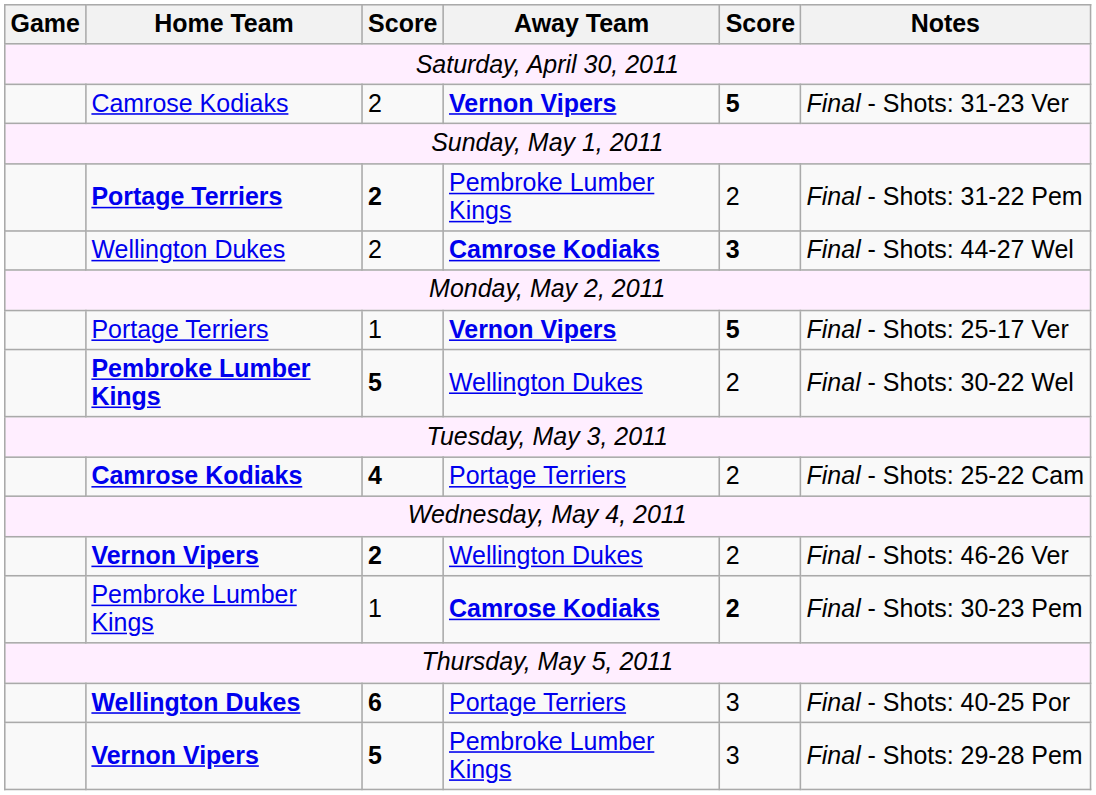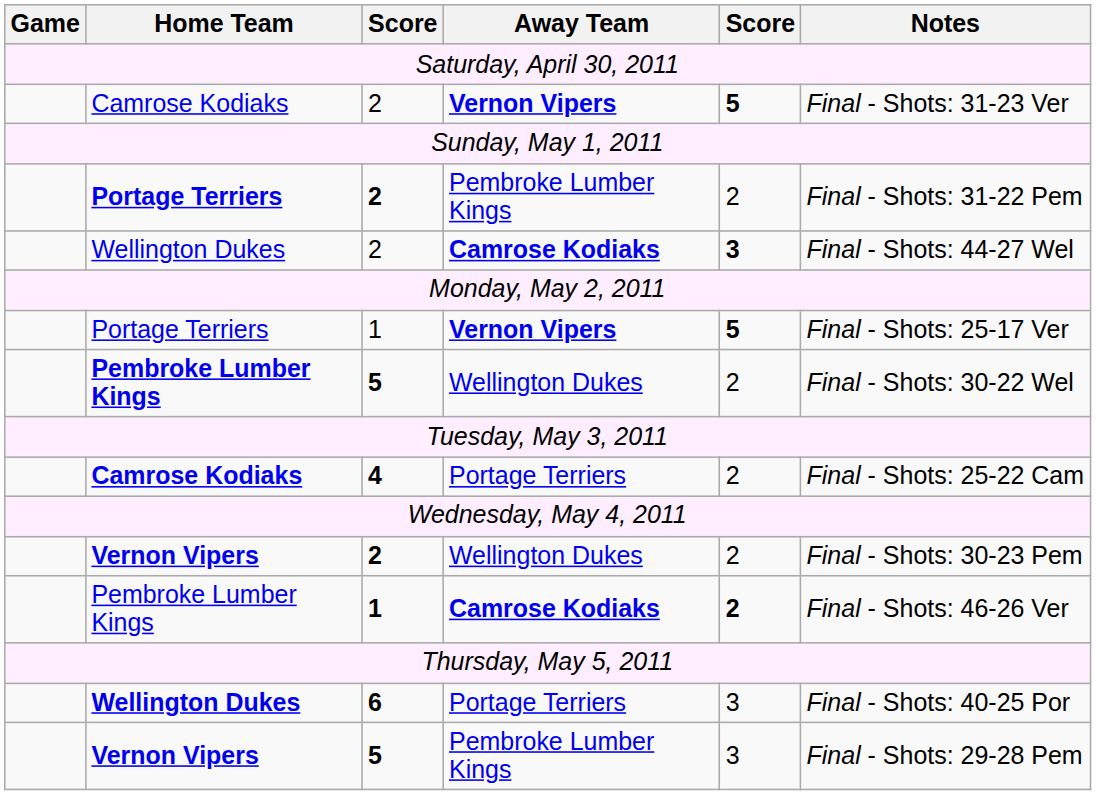(938, 555) Final - Shots: 46-26 Ver -> (945, 555) Final - Shots: 30-23 Pem
(375, 609) normal -> (375, 609) bold
(945, 609) Final - Shots: 30-23 Pem -> (938, 609) Final - Shots: 46-26 Ver
